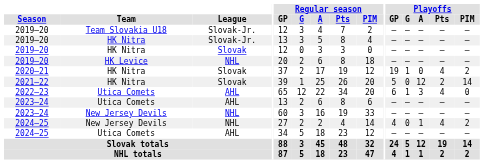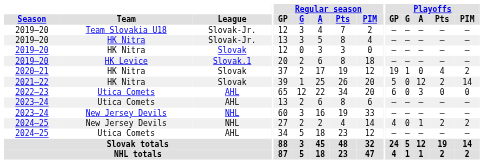(232, 61) NHL -> (232, 61) Slovak.1
(407, 92) 1 -> (407, 92) 0
(442, 92) 4 -> (442, 92) 0
(442, 123) 4 -> (442, 123) 2
